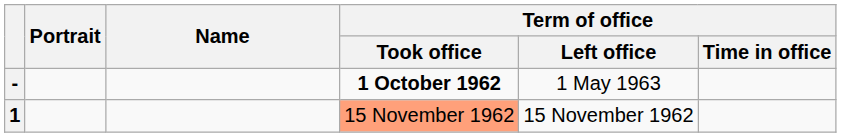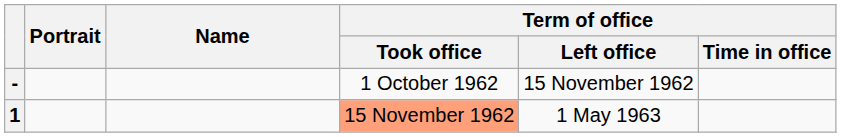(429, 83) bold -> (429, 83) normal
(609, 83) 1 May 1963 -> (609, 83) 15 November 1962
(609, 115) 15 November 1962 -> (609, 115) 1 May 1963
